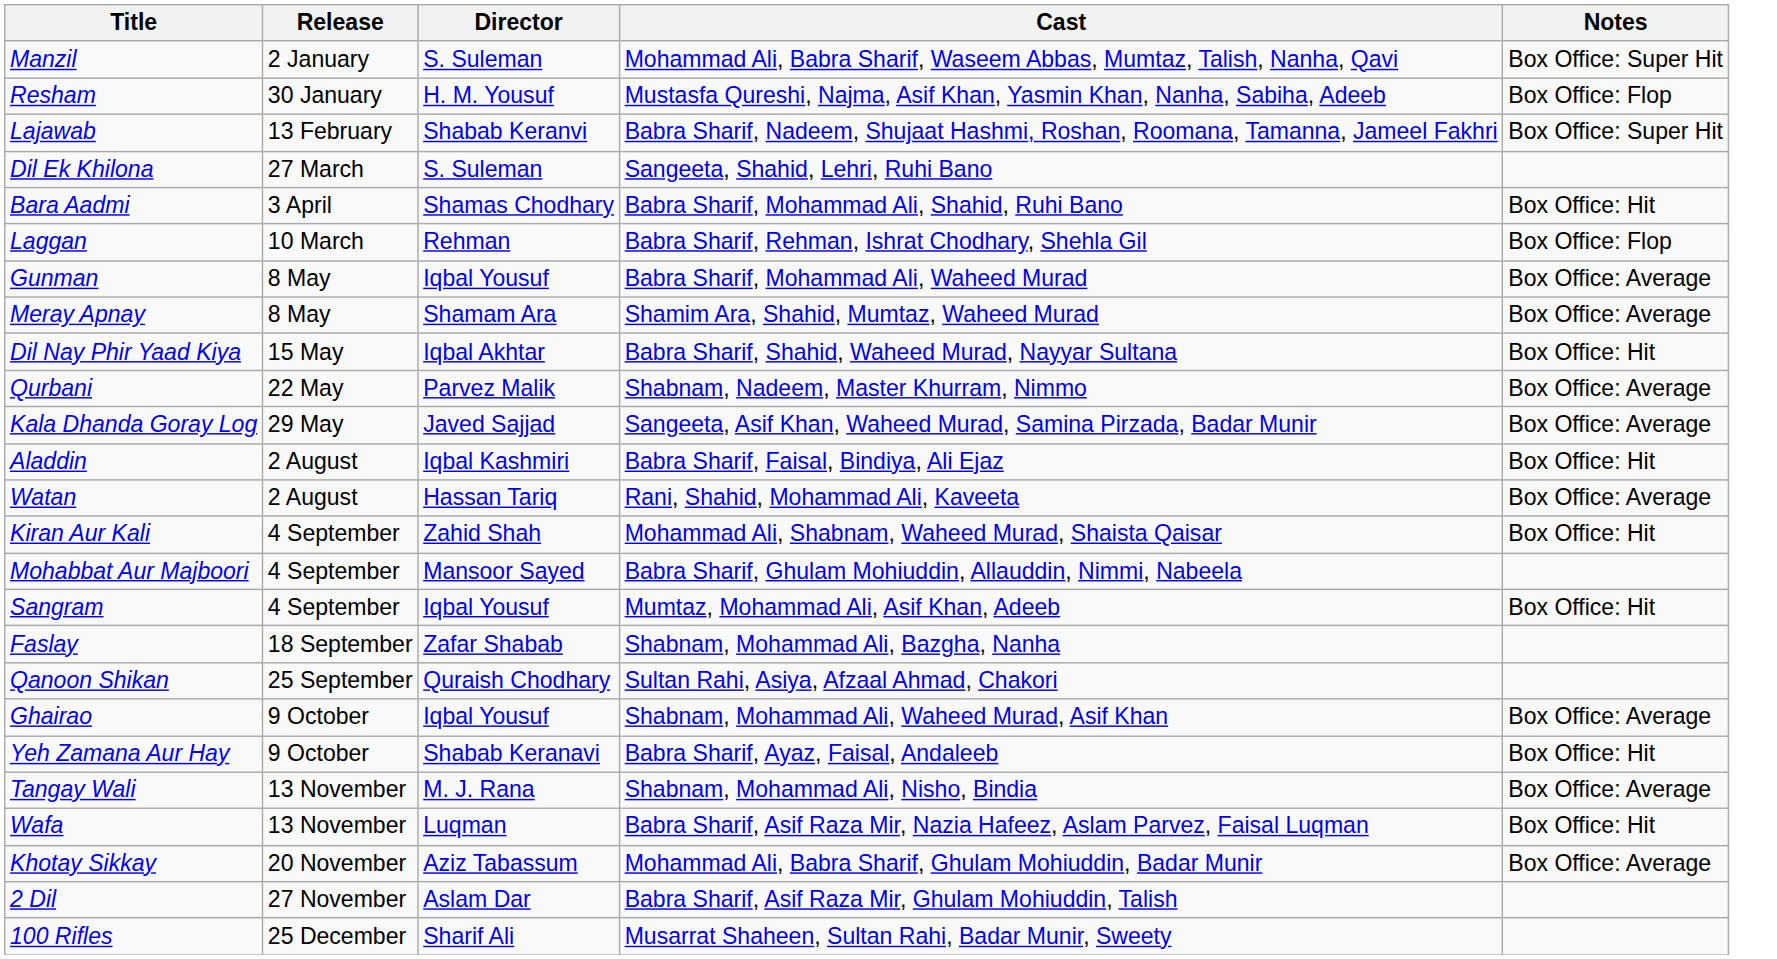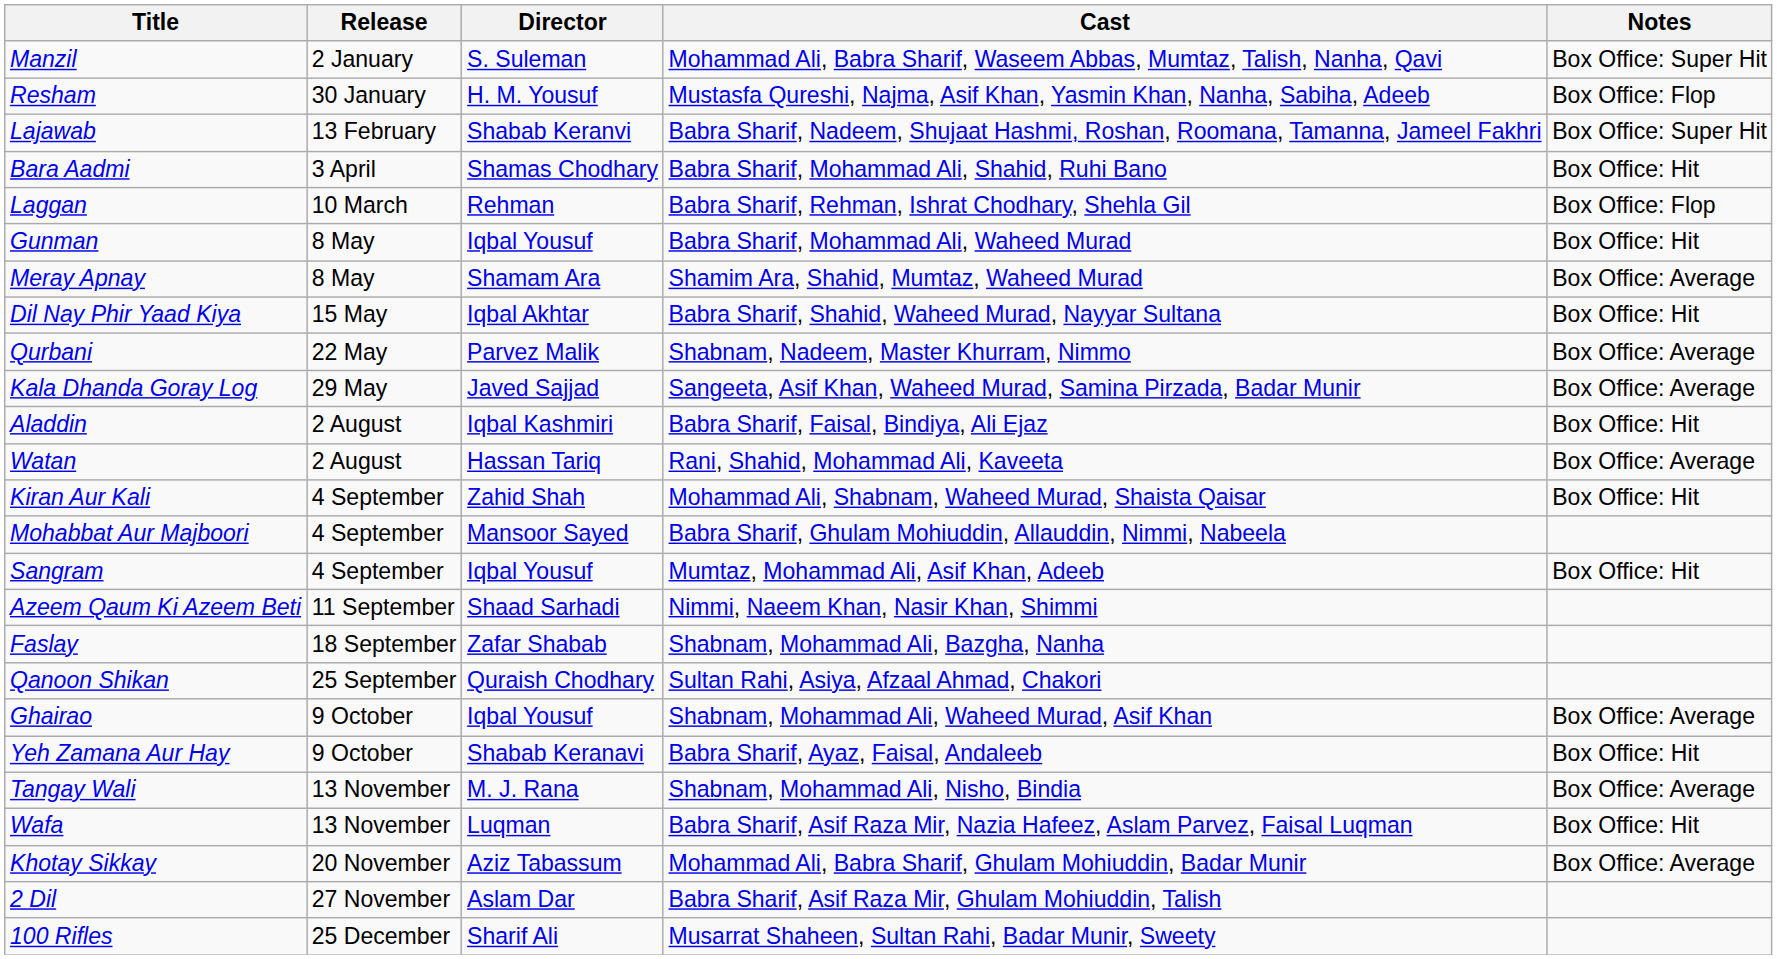- row: (82, 168)
(1610, 278) Box Office: Average -> (1626, 242) Box Office: Hit
+ row: (156, 607)
